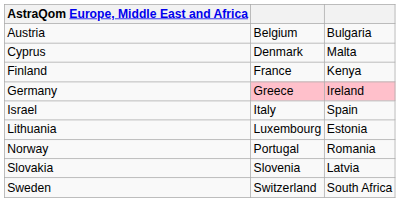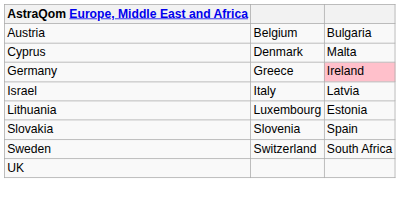- row: (27, 71)
(274, 91) pink background -> (274, 71) no background
(342, 110) Spain -> (343, 91) Latvia
- row: (28, 149)
(343, 168) Latvia -> (342, 129) Spain
+ row: (16, 168)
